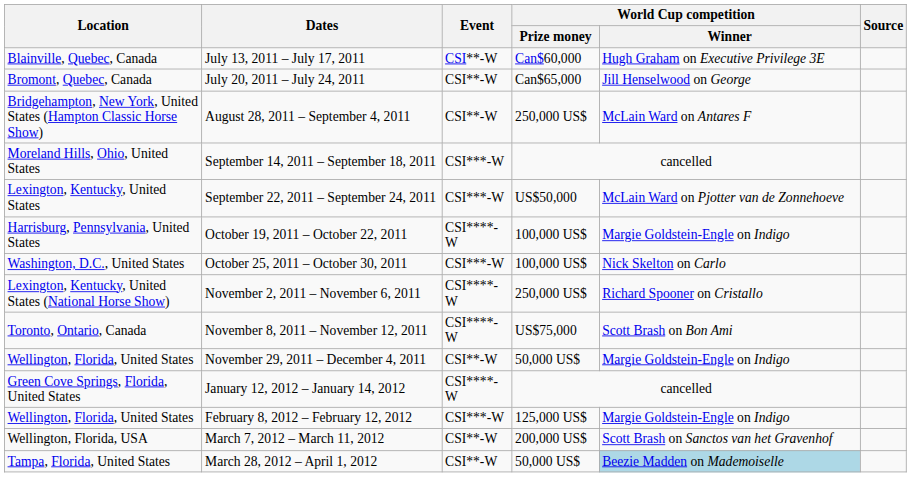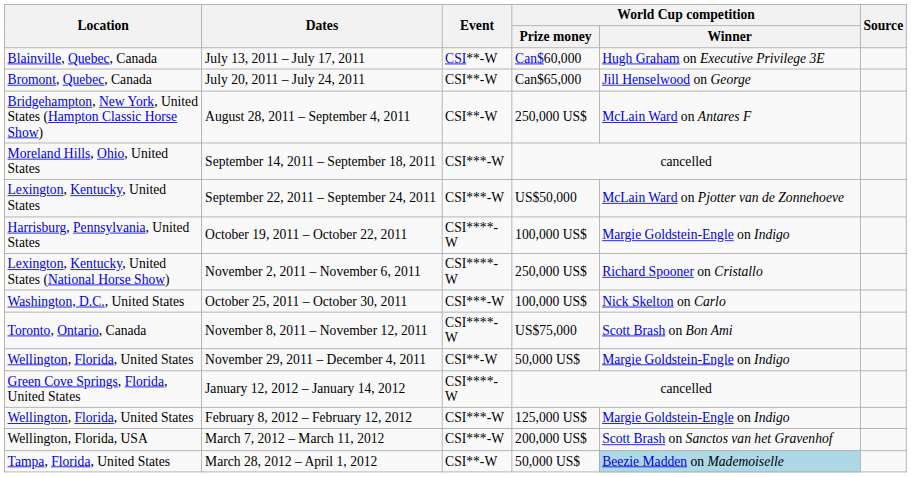rows swapped: (306, 264) <-> (313, 293)
(471, 439) CSI**-W -> (475, 439) CSI***-W
